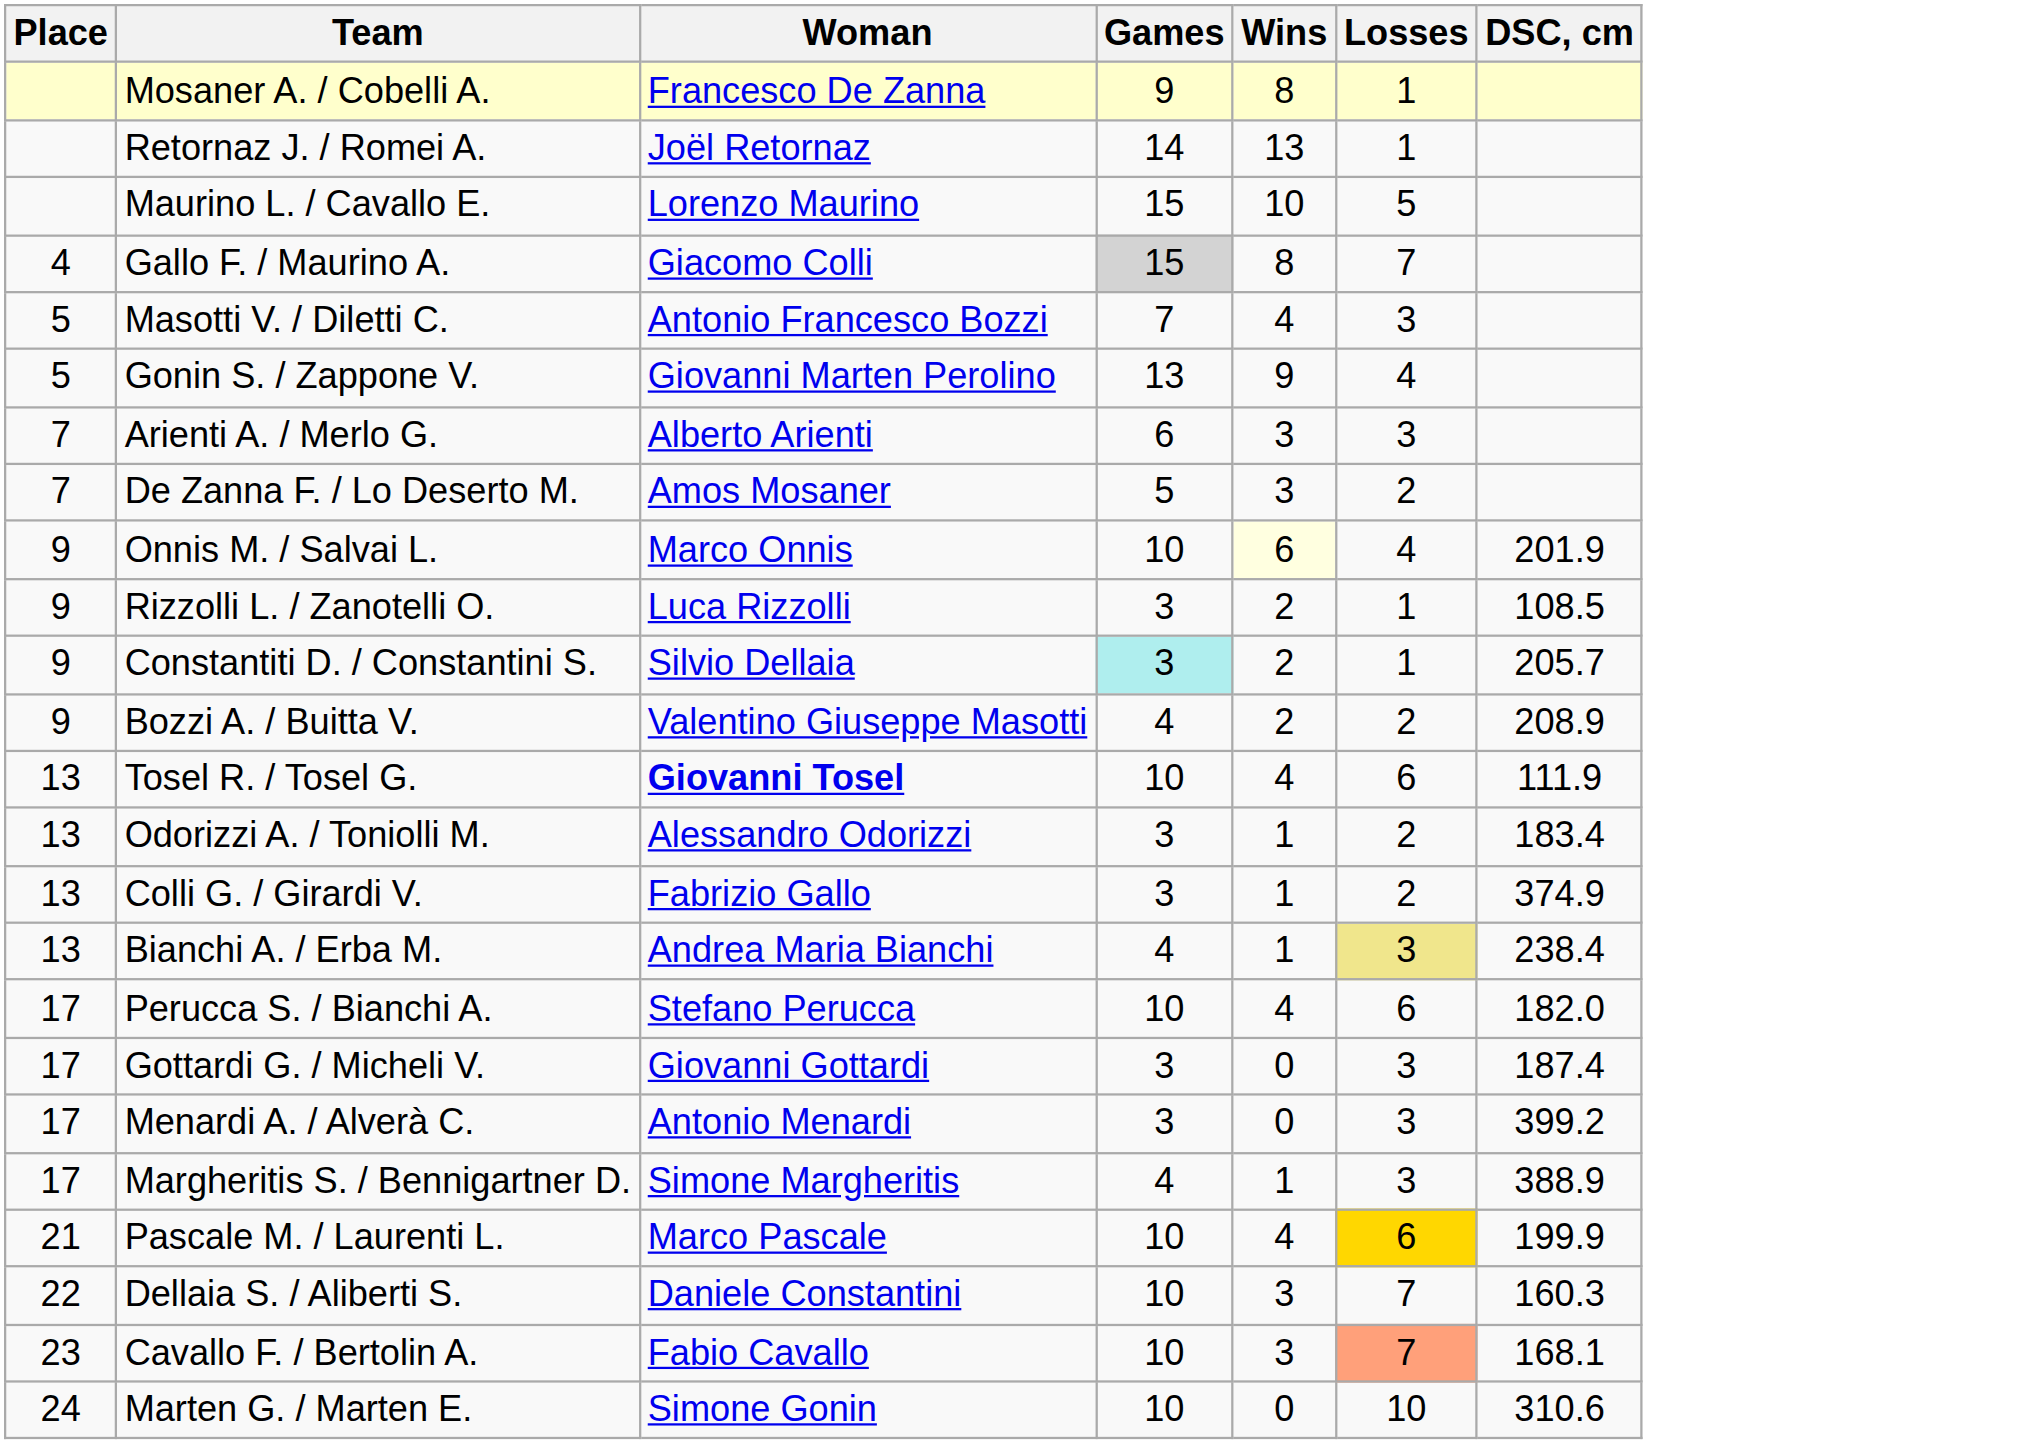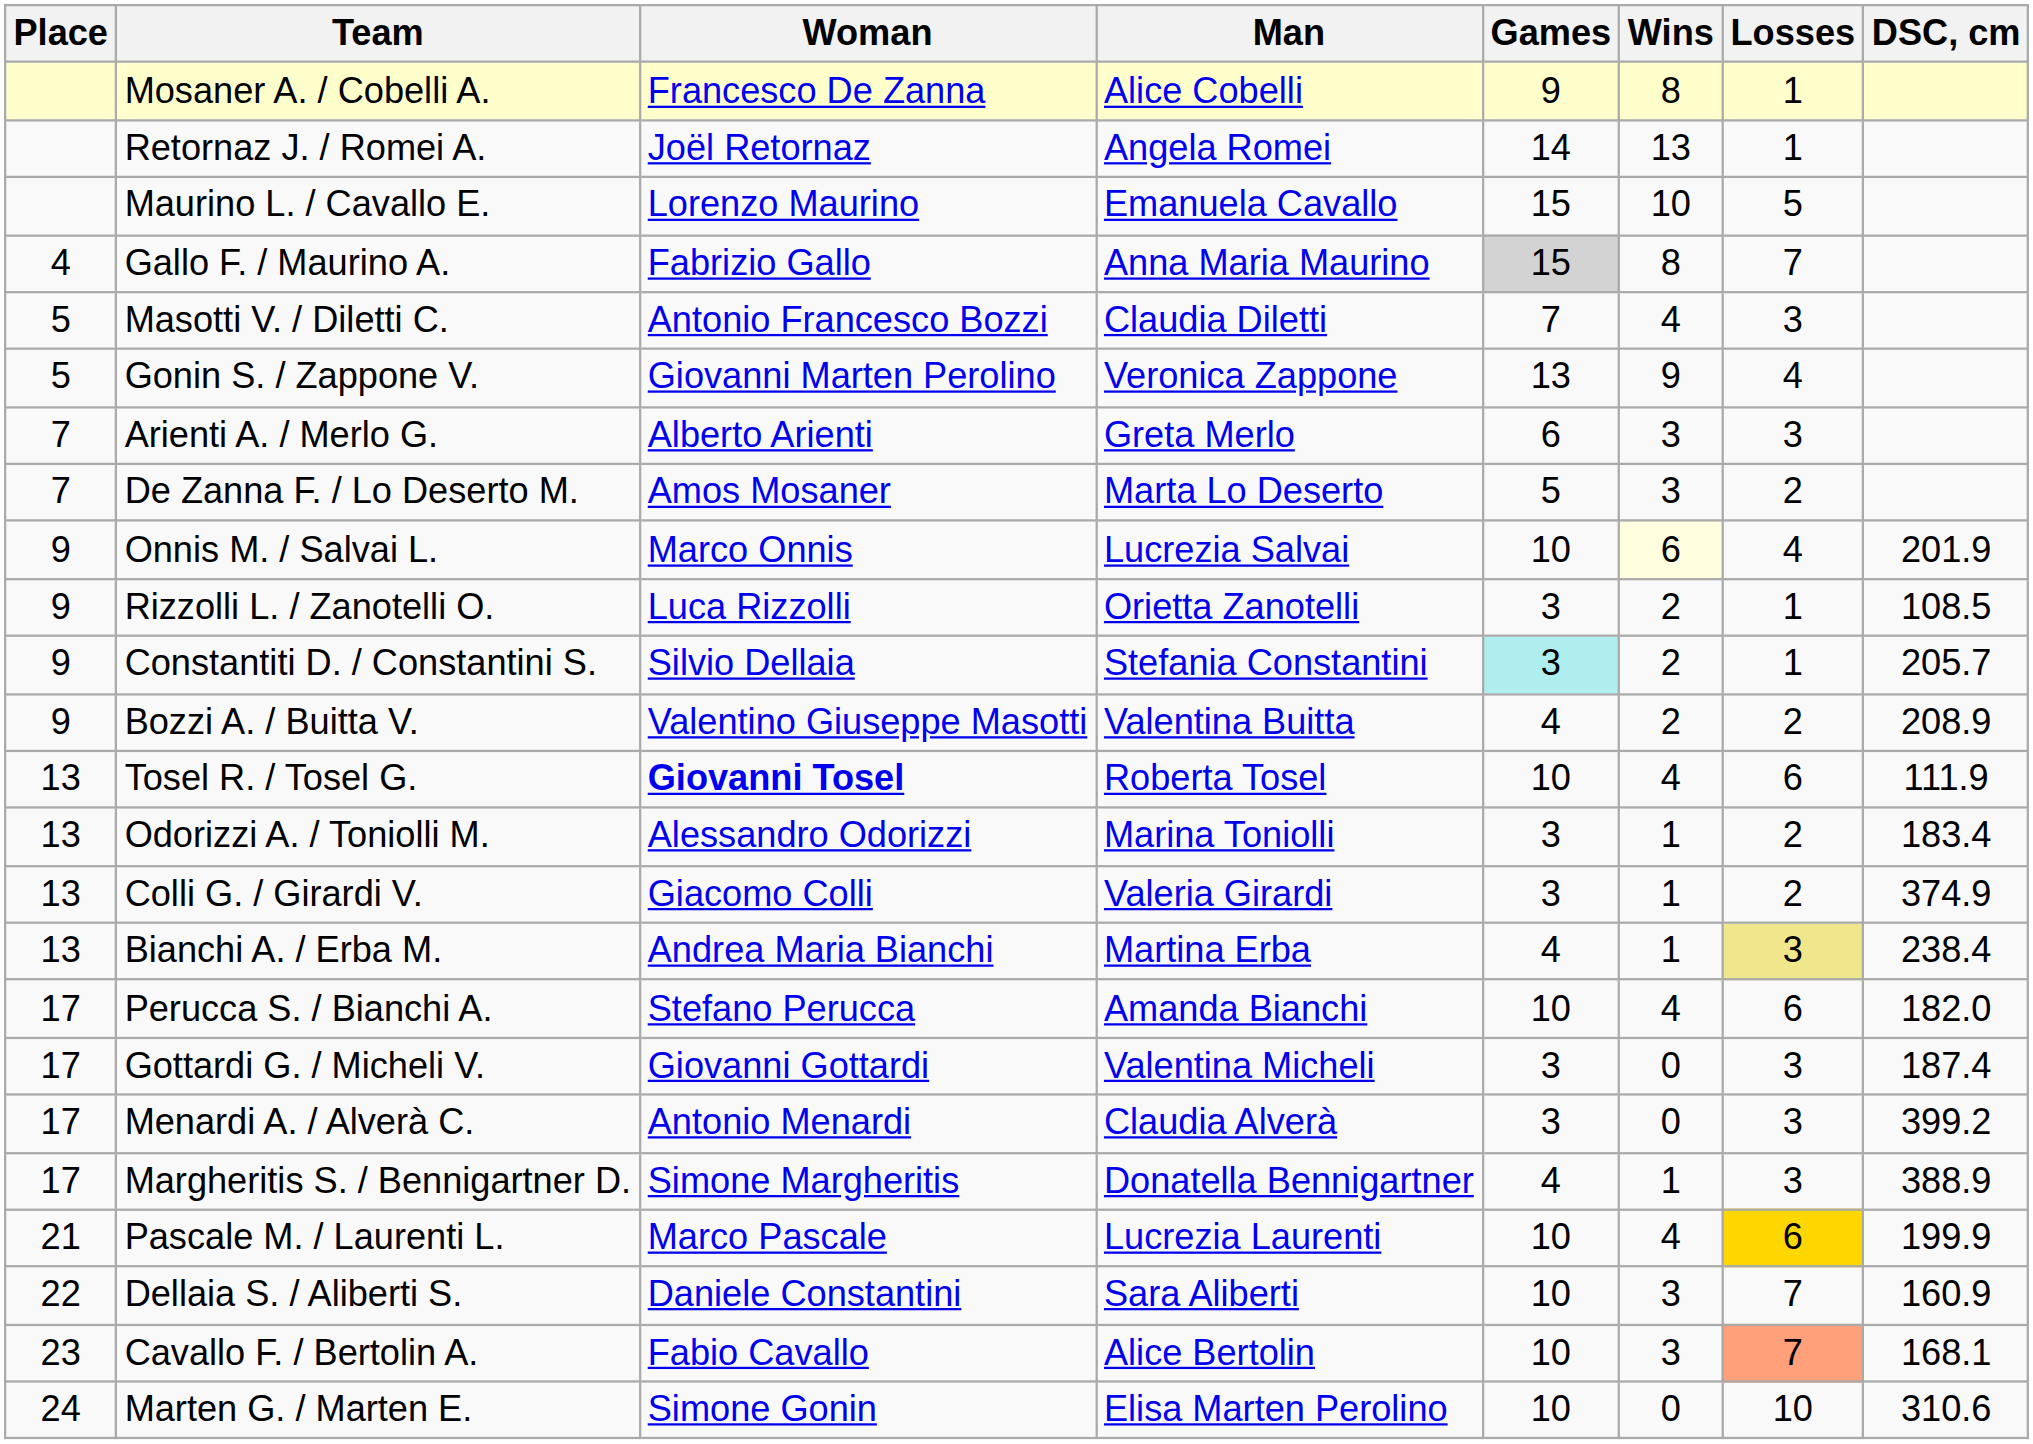+ column: (1289, 33)
(760, 262) Giacomo Colli -> (759, 262) Fabrizio Gallo
(759, 893) Fabrizio Gallo -> (760, 893) Giacomo Colli
(1560, 1294) 160.3 -> (1946, 1294) 160.9
